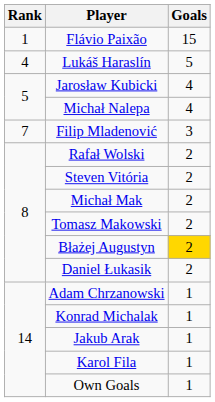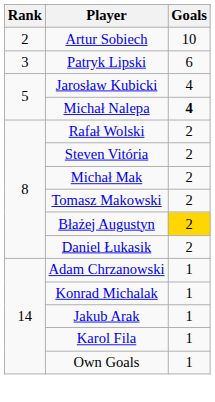- row: (107, 39)
+ row: (107, 39)
+ row: (107, 62)
- row: (107, 62)
(189, 108) normal -> (189, 108) bold
- row: (107, 131)
